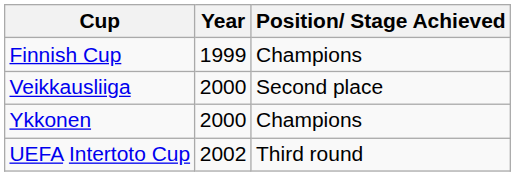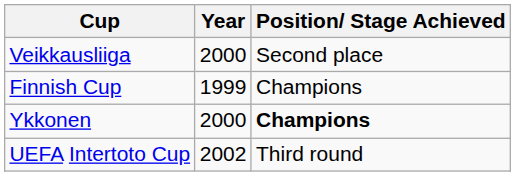rows swapped: (65, 54) <-> (70, 87)
(309, 120) normal -> (313, 120) bold
